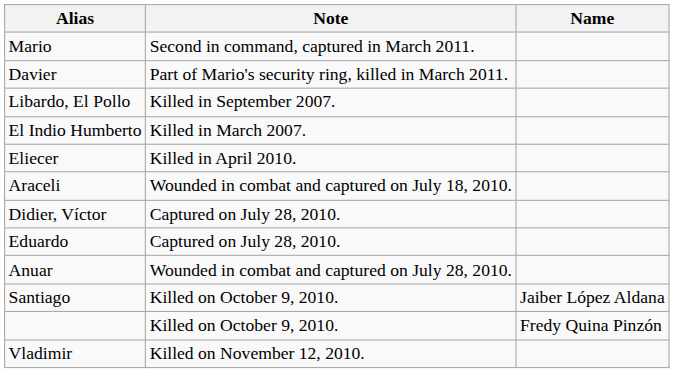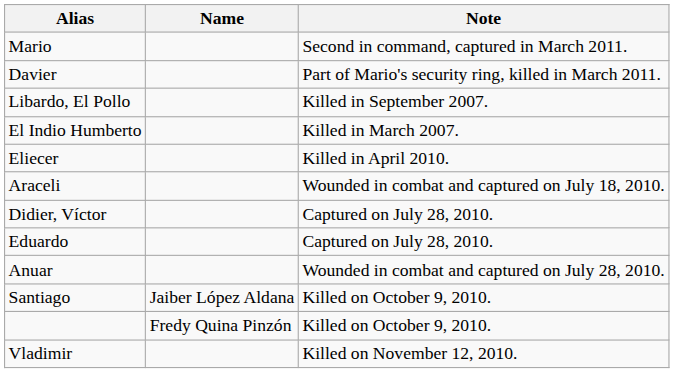columns swapped: (592, 18) <-> (331, 18)
